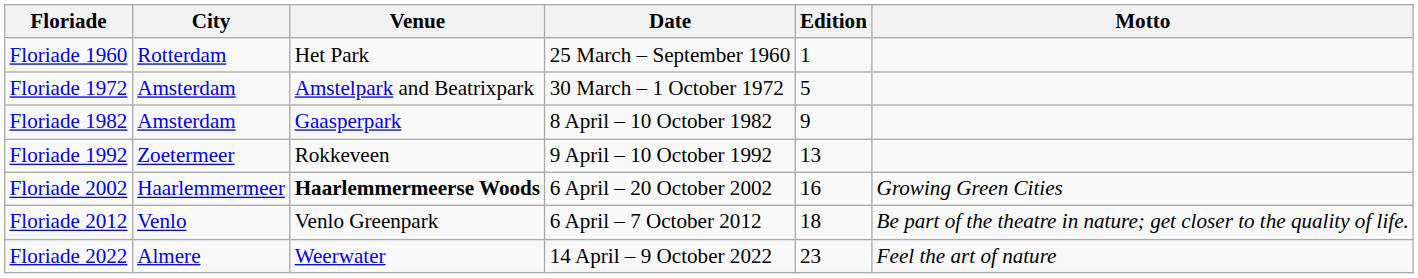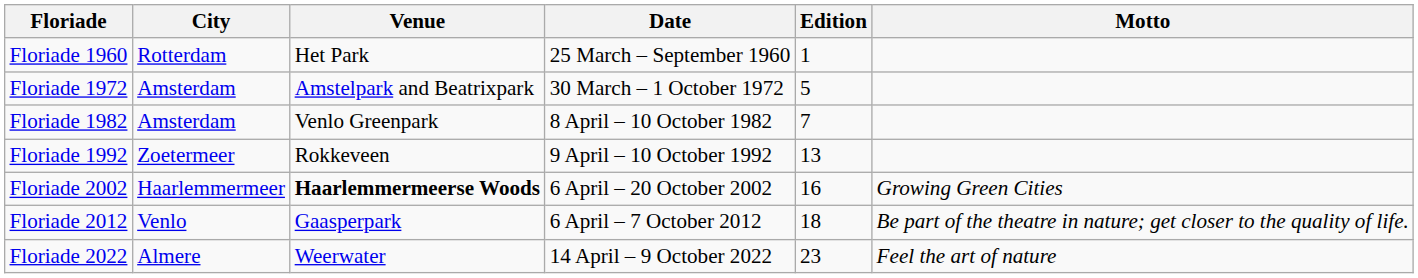(348, 121) Gaasperpark -> (367, 121) Venlo Greenpark
(805, 121) 9 -> (805, 121) 7
(367, 222) Venlo Greenpark -> (348, 222) Gaasperpark
